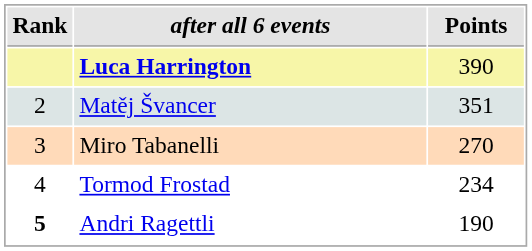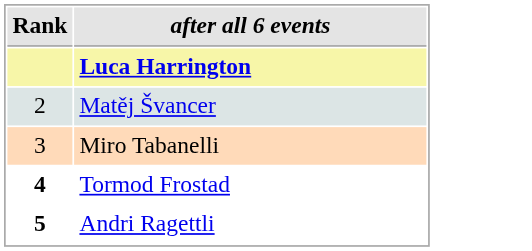- column: (476, 25)
(40, 184) normal -> (40, 184) bold
